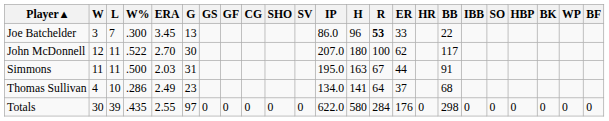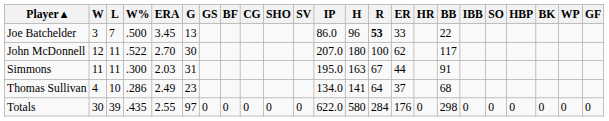columns swapped: (231, 14) <-> (594, 14)
(136, 33) .300 -> (136, 33) .500
(136, 70) .500 -> (136, 70) .300
